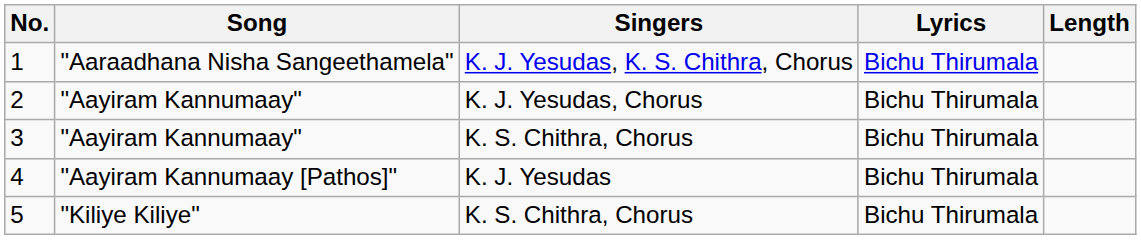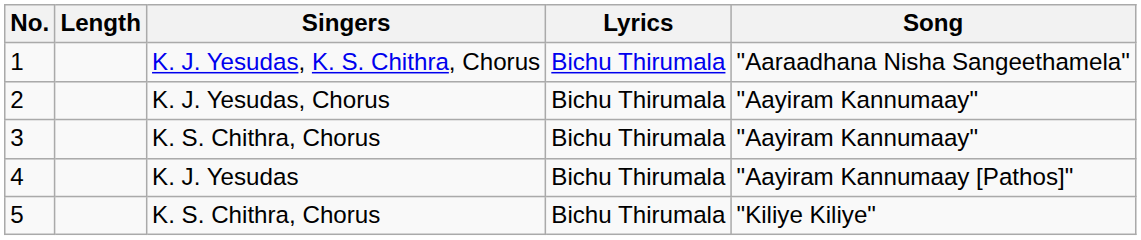columns swapped: (257, 23) <-> (1090, 23)
